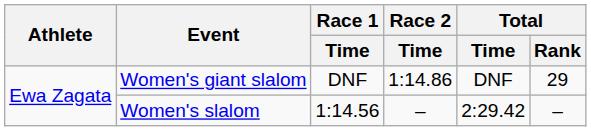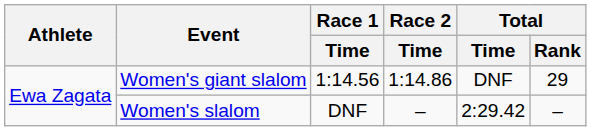(347, 81) DNF -> (347, 81) 1:14.56
(347, 111) 1:14.56 -> (347, 111) DNF
